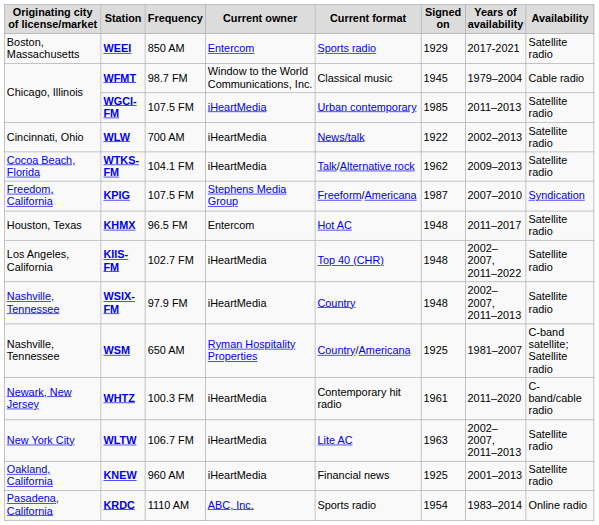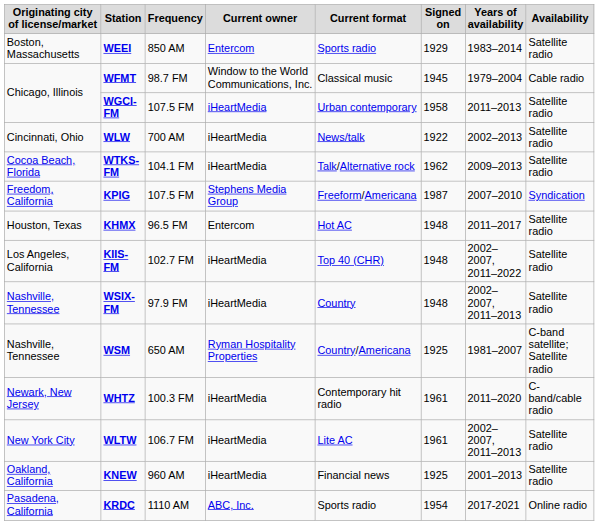(494, 48) 2017-2021 -> (495, 48) 1983–2014
(436, 107) 1985 -> (436, 107) 1958
(436, 440) 1963 -> (436, 440) 1961
(495, 505) 1983–2014 -> (494, 505) 2017-2021
